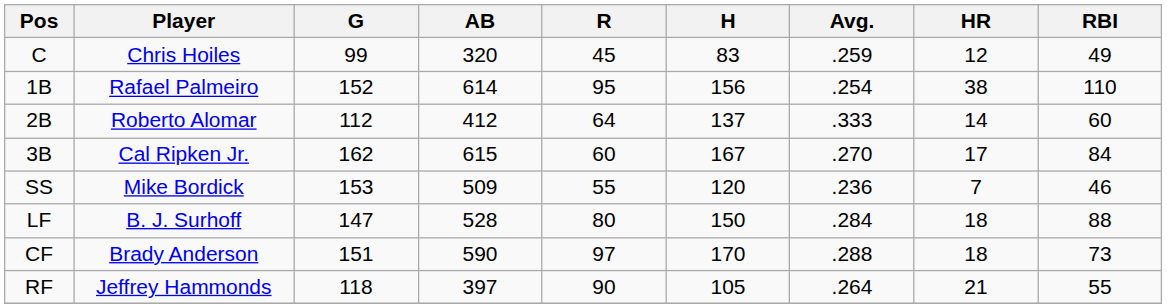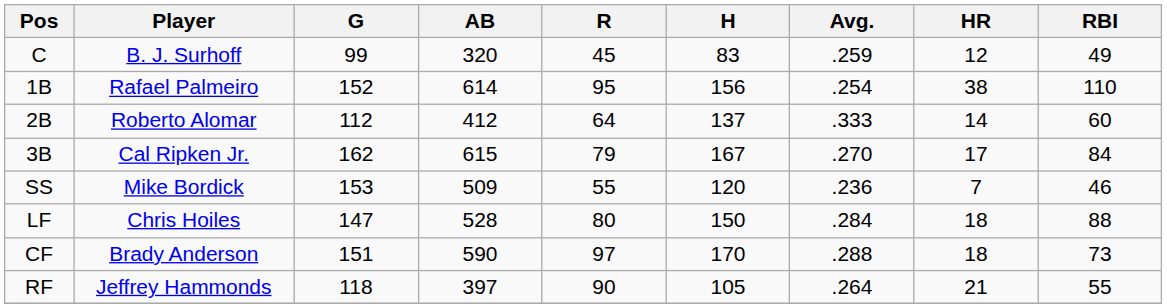(184, 54) Chris Hoiles -> (184, 54) B. J. Surhoff
(604, 154) 60 -> (604, 154) 79
(184, 220) B. J. Surhoff -> (184, 220) Chris Hoiles
